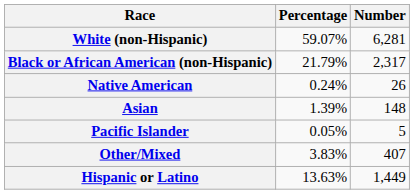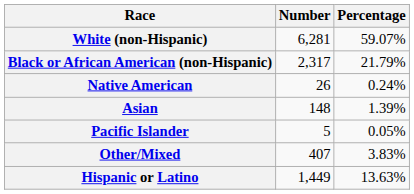columns swapped: (380, 16) <-> (313, 16)
